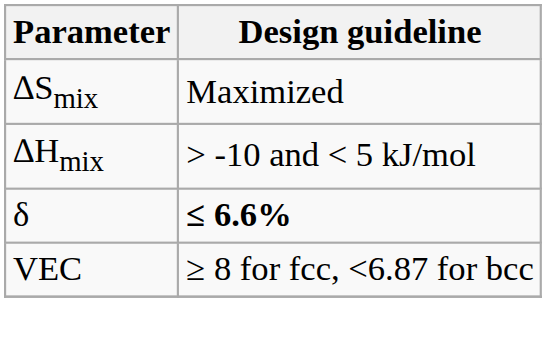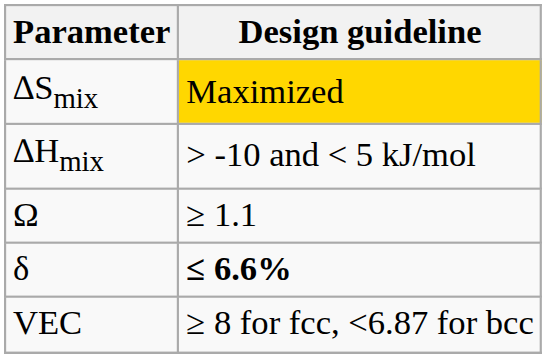(265, 91) no background -> (265, 91) gold background
+ row: (26, 214)
